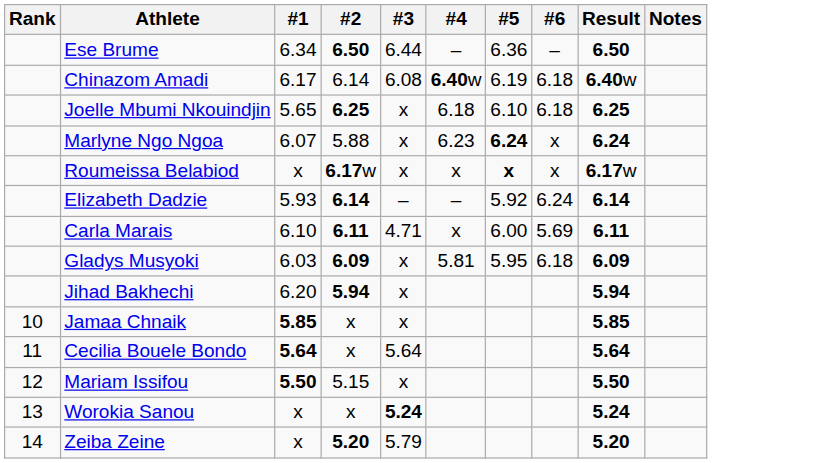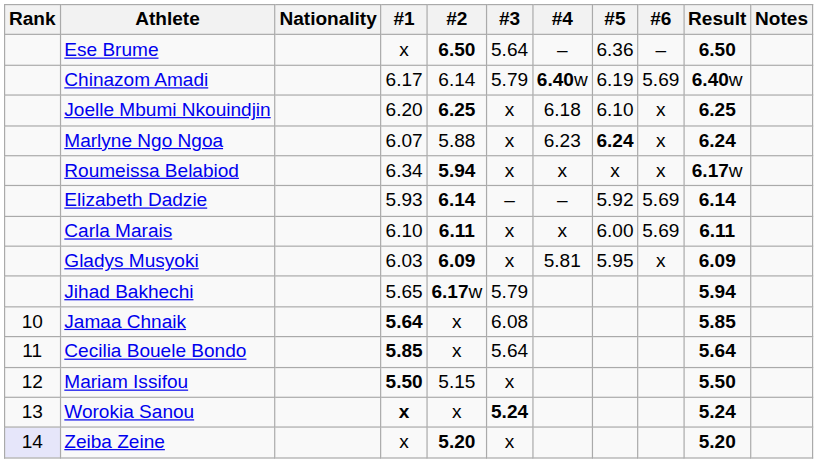+ column: (328, 19)
(298, 49) 6.34 -> (404, 49) x
(403, 49) 6.44 -> (510, 49) 5.64
(403, 79) 6.08 -> (510, 79) 5.79
(555, 79) 6.18 -> (661, 79) 5.69
(298, 110) 5.65 -> (404, 110) 6.20
(555, 110) 6.18 -> (661, 110) x
(298, 170) x -> (404, 170) 6.34
(351, 170) 6.17w -> (457, 170) 5.94
(509, 170) bold -> (615, 170) normal
(555, 200) 6.24 -> (661, 200) 5.69
(403, 230) 4.71 -> (510, 230) x
(555, 261) 6.18 -> (661, 261) x
(298, 291) 6.20 -> (404, 291) 5.65
(351, 291) 5.94 -> (457, 291) 6.17w
(403, 291) x -> (510, 291) 5.79
(298, 321) 5.85 -> (404, 321) 5.64
(403, 321) x -> (510, 321) 6.08
(298, 351) 5.64 -> (404, 351) 5.85
(298, 412) normal -> (404, 412) bold
(32, 442) no background -> (32, 442) lavender background
(403, 442) 5.79 -> (510, 442) x
